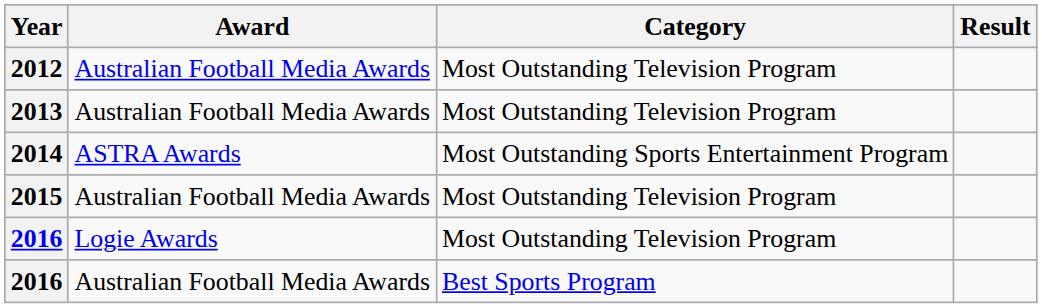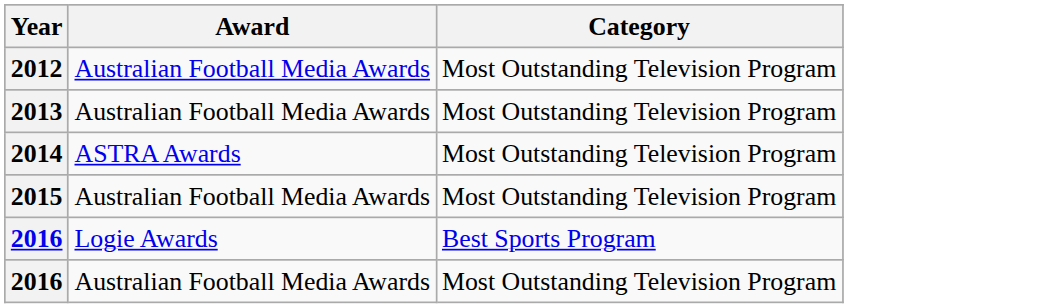- column: (995, 25)
(695, 153) Most Outstanding Sports Entertainment Program -> (639, 153) Most Outstanding Television Program
(639, 239) Most Outstanding Television Program -> (549, 239) Best Sports Program
(549, 281) Best Sports Program -> (639, 281) Most Outstanding Television Program
